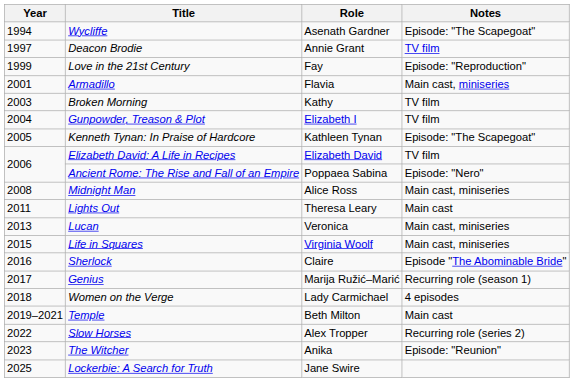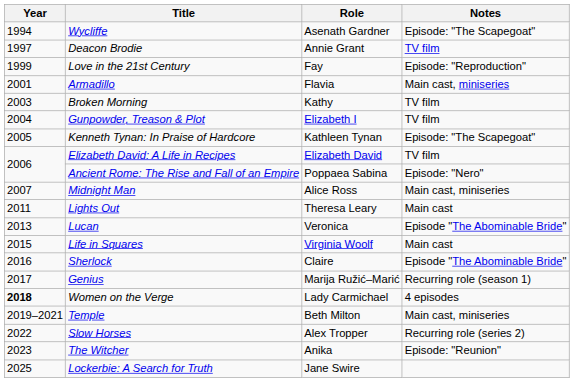(19, 191) 2008 -> (19, 191) 2007
(457, 226) Main cast, miniseries -> (486, 226) Episode "The Abominable Bride"
(457, 244) Main cast, miniseries -> (429, 244) Main cast
(19, 297) normal -> (19, 297) bold
(429, 315) Main cast -> (457, 315) Main cast, miniseries
